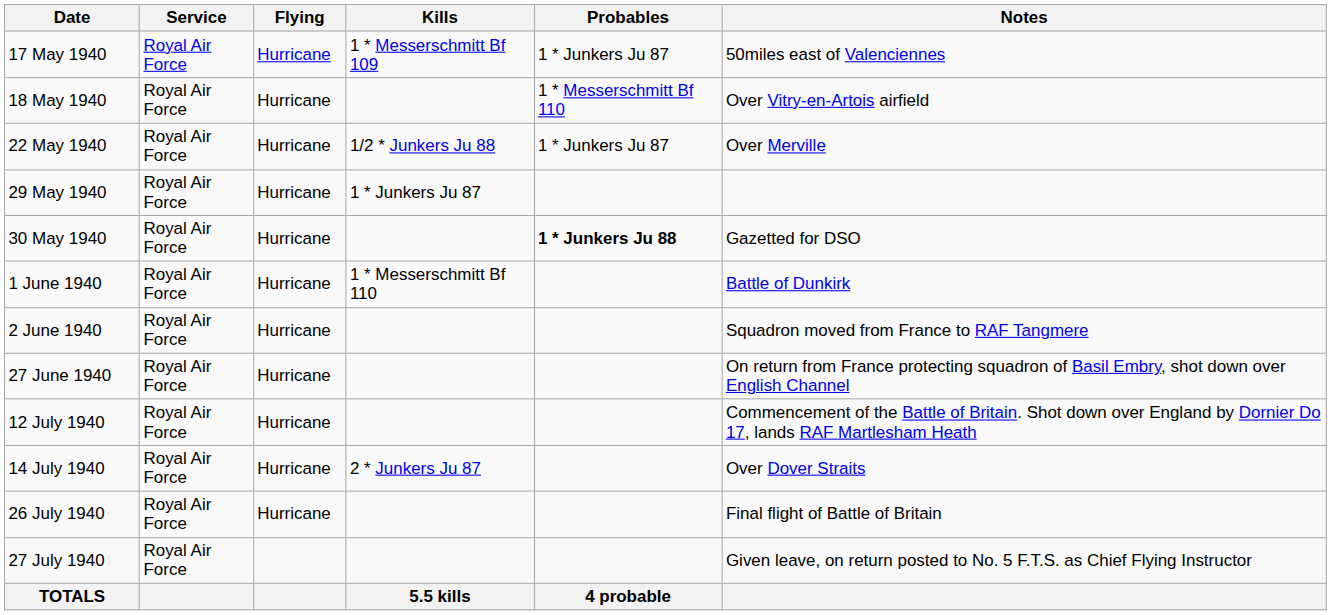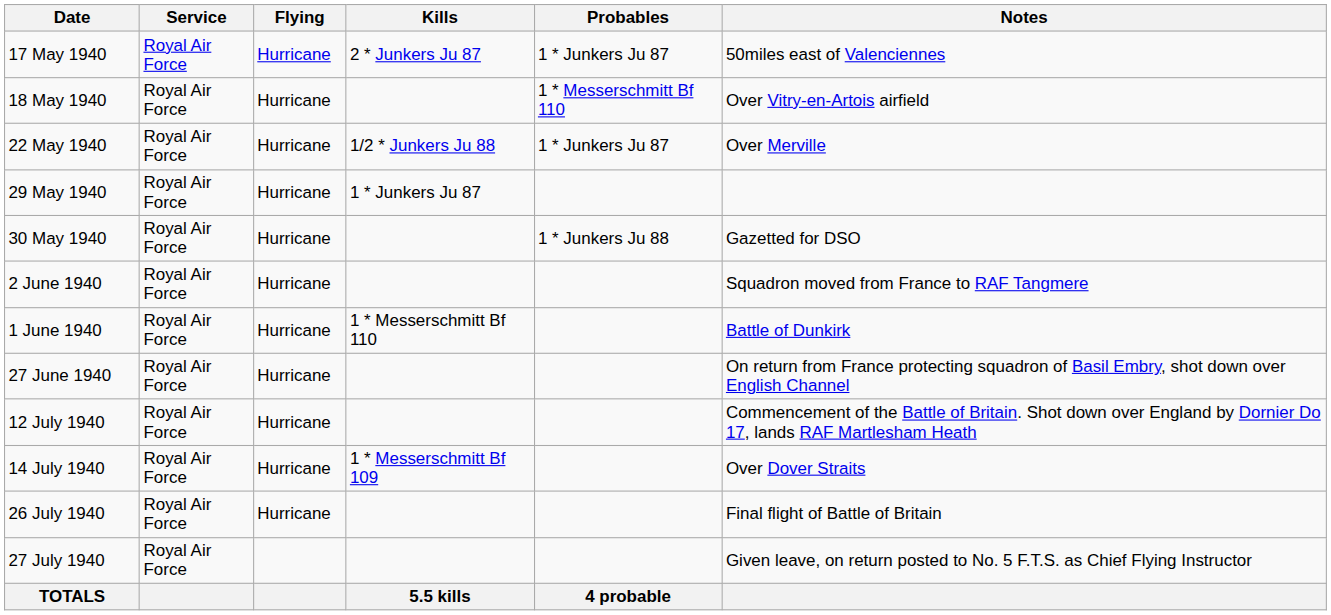(428, 54) 1 * Messerschmitt Bf 109 -> (415, 54) 2 * Junkers Ju 87
(607, 238) bold -> (603, 238) normal
rows swapped: (55, 284) <-> (55, 330)
(415, 468) 2 * Junkers Ju 87 -> (428, 468) 1 * Messerschmitt Bf 109
